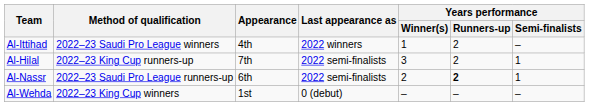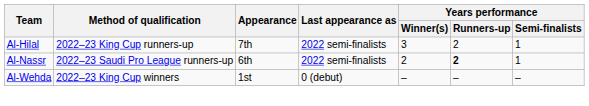- row: (27, 45)
